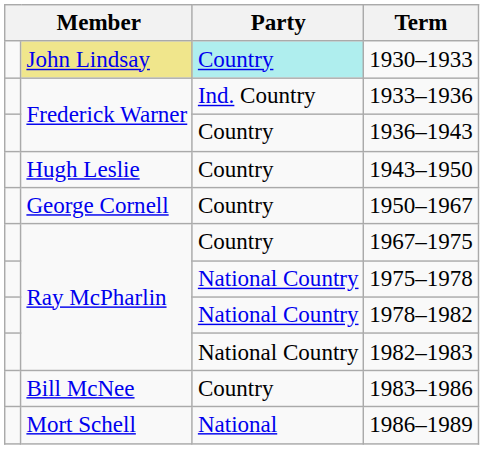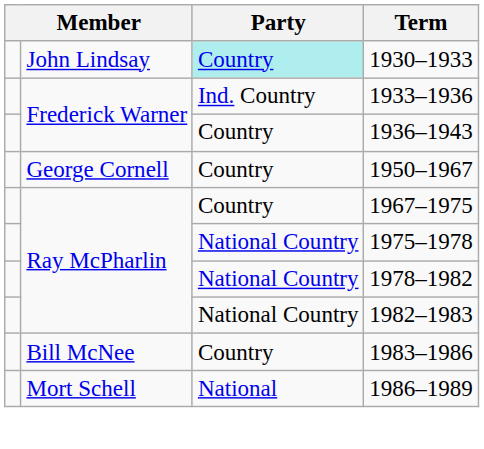(88, 59) khaki background -> (88, 59) no background
- row: (421, 168)
